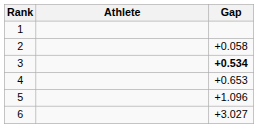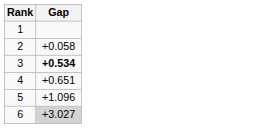- column: (122, 13)
(231, 81) +0.653 -> (59, 81) +0.651
(231, 115) no background -> (59, 115) lightgrey background
